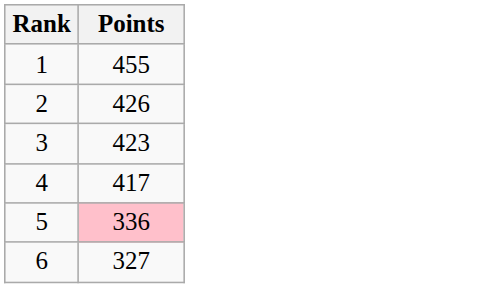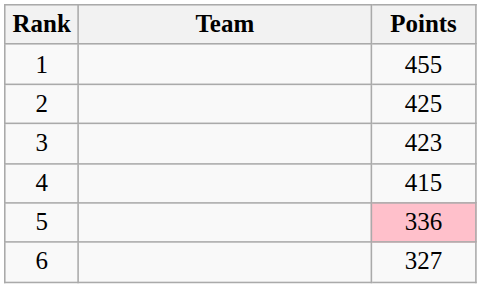+ column: (225, 24)
(131, 103) 426 -> (424, 103) 425
(131, 182) 417 -> (424, 182) 415
